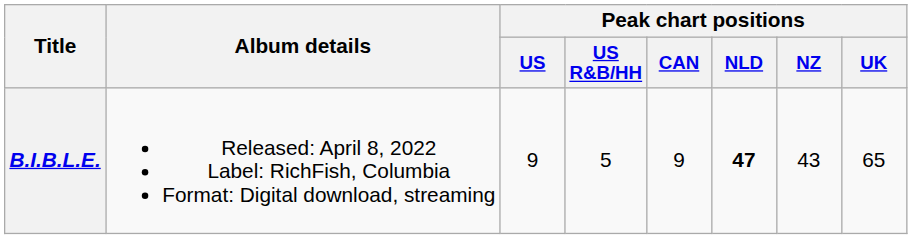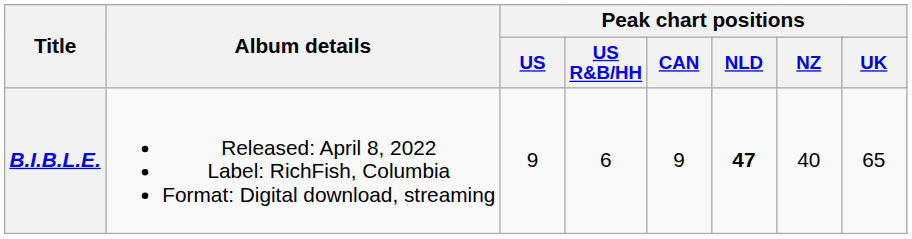(606, 160) 5 -> (606, 160) 6
(809, 160) 43 -> (809, 160) 40
